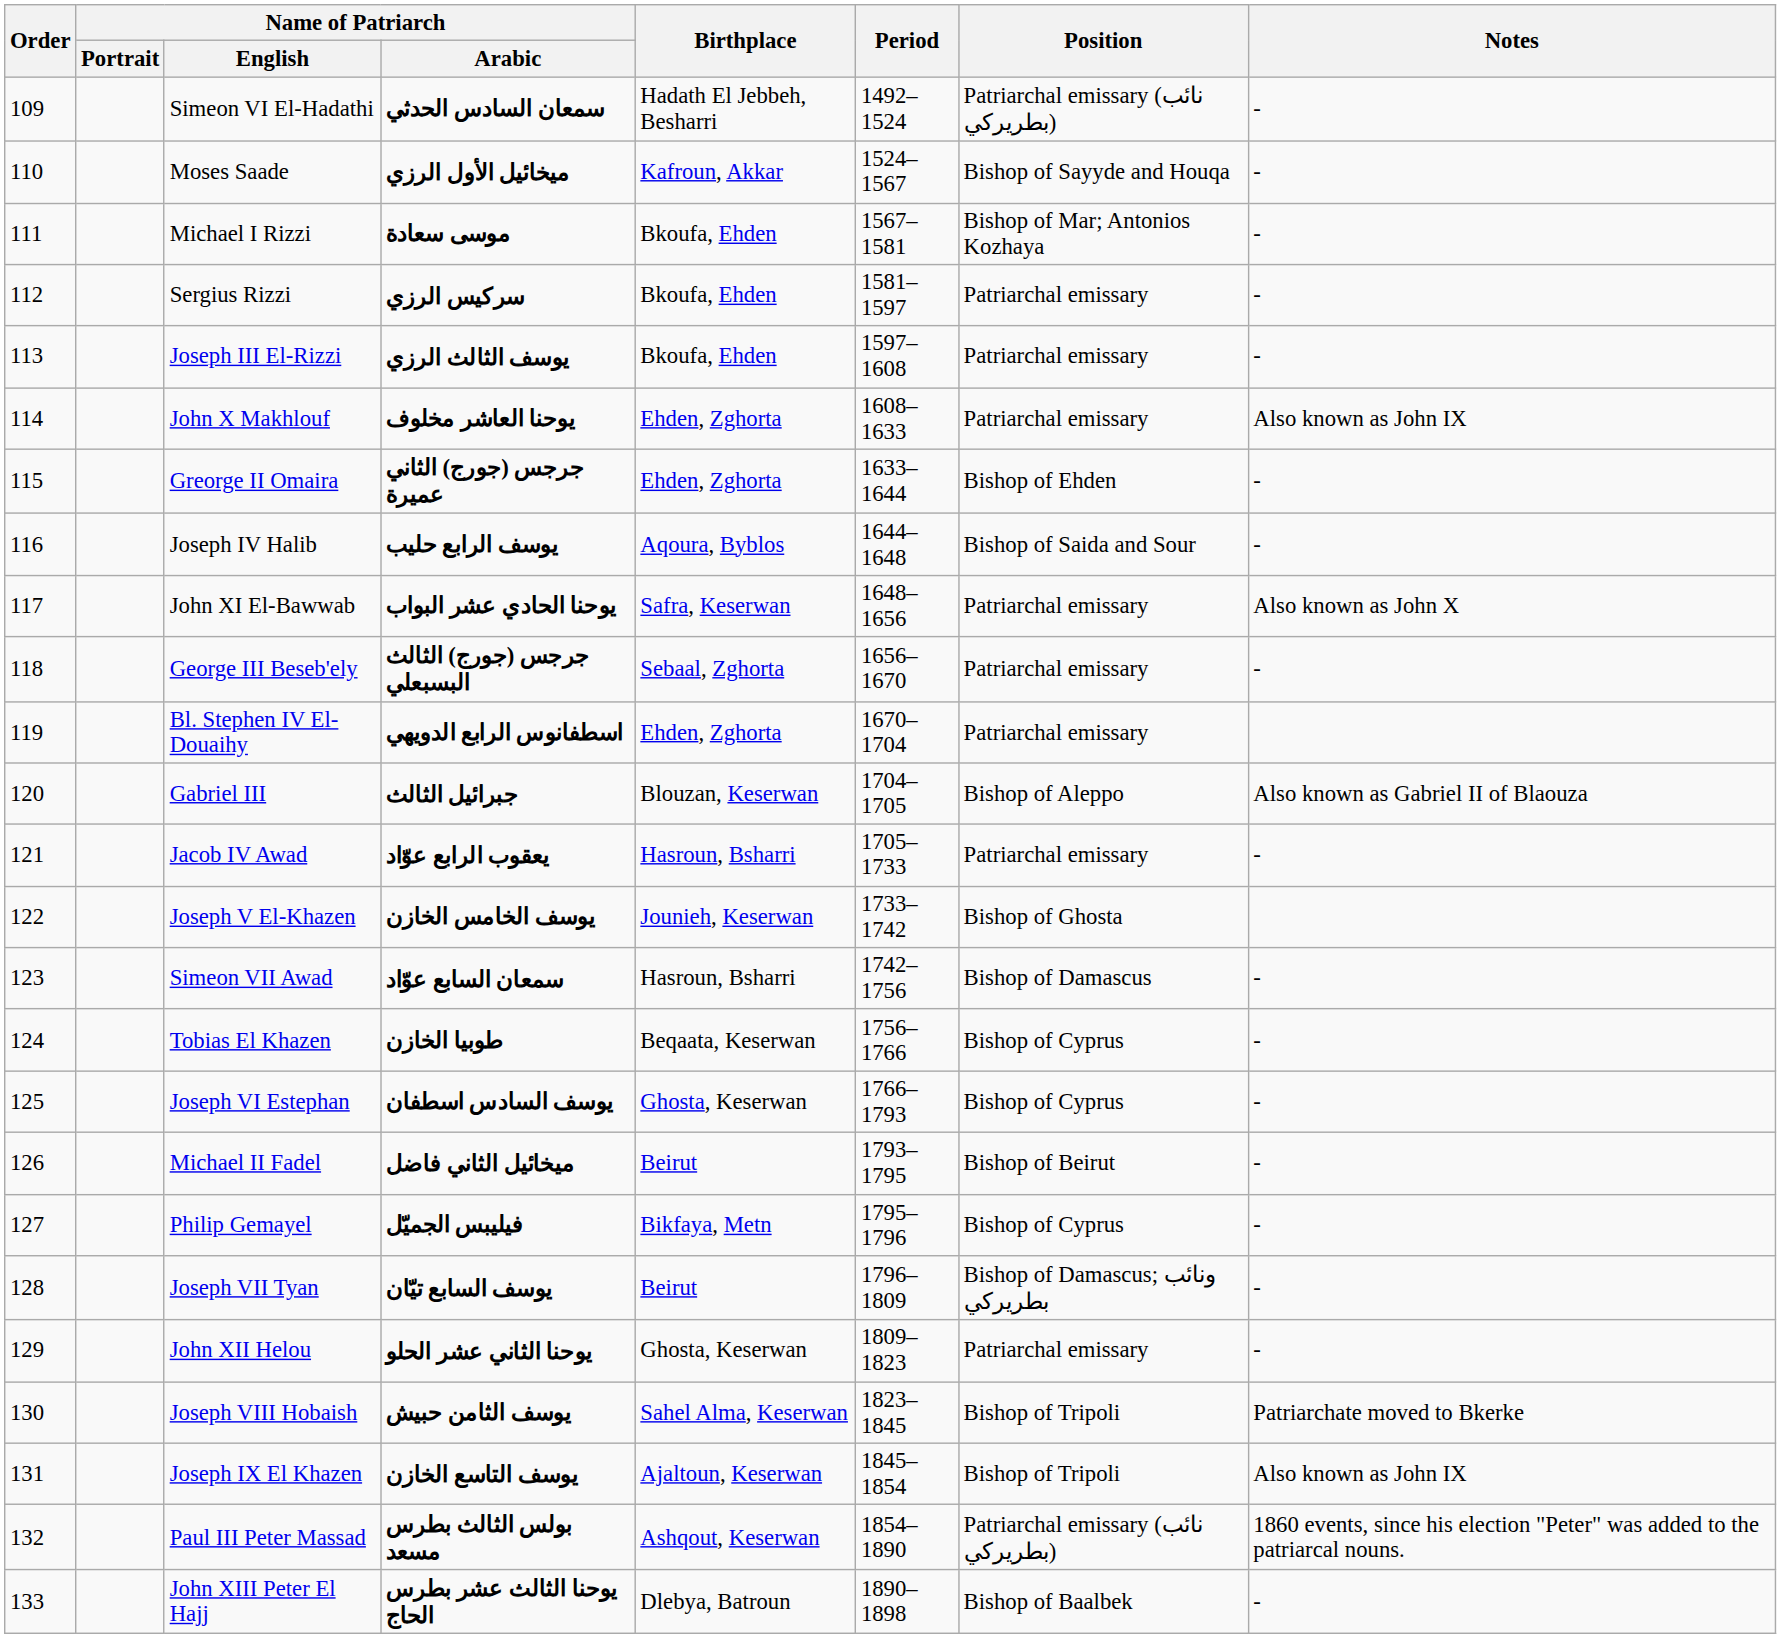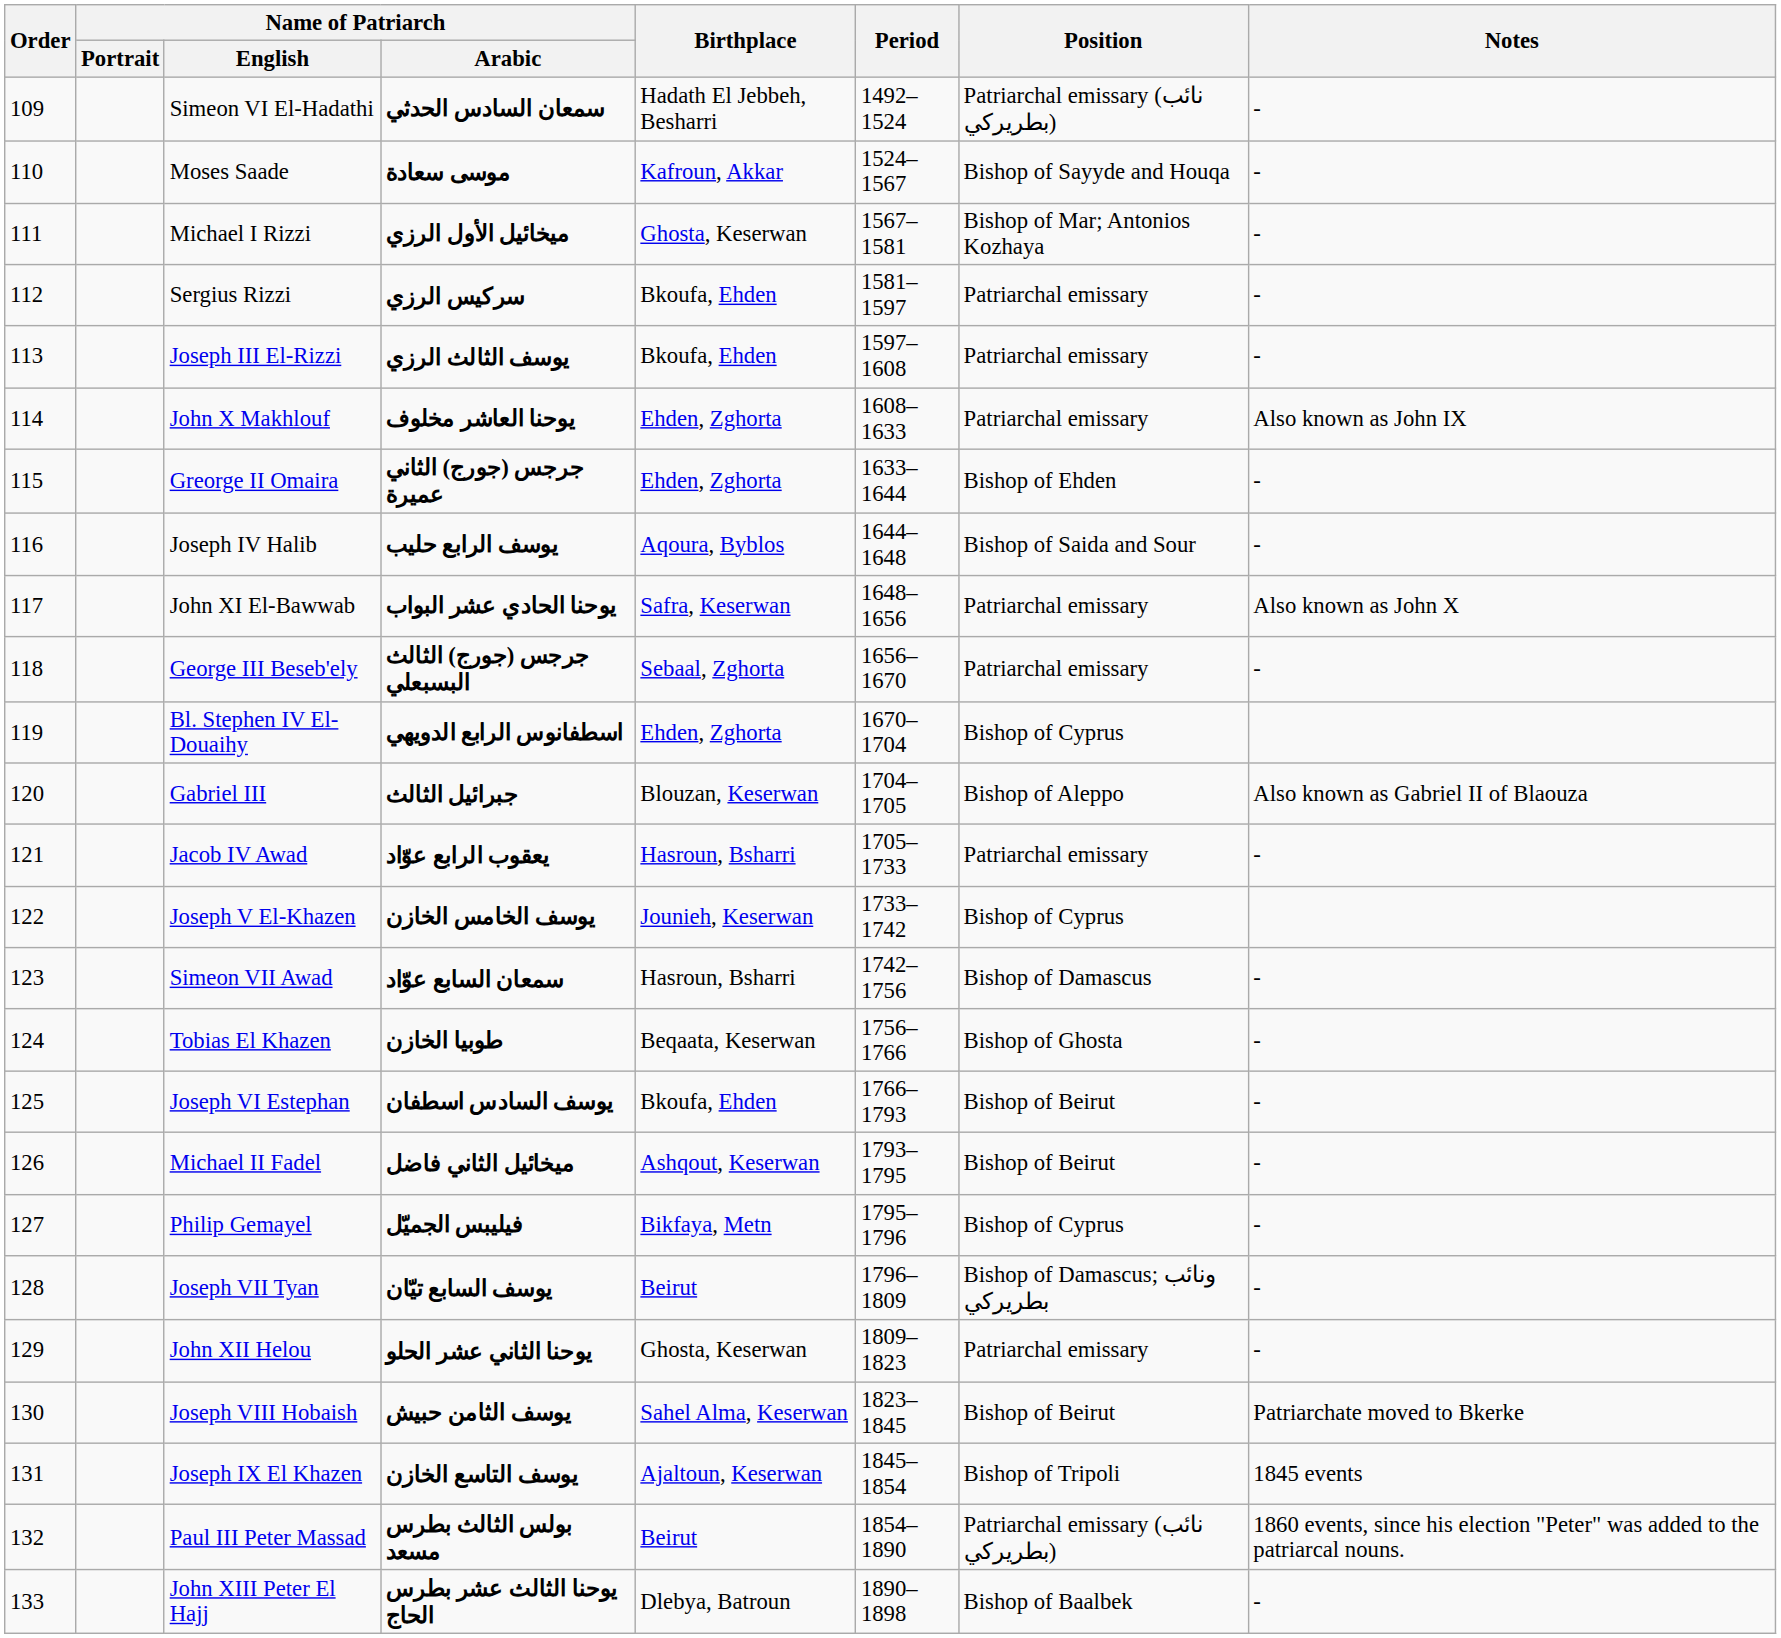(478, 172) ميخائيل الأول الرزي -> (448, 172) موسى سعادة
(448, 234) موسى سعادة -> (478, 234) ميخائيل الأول الرزي
(709, 233) Bkoufa, Ehden -> (724, 233) Ghosta, Keserwan
(1056, 731) Patriarchal emissary -> (1044, 731) Bishop of Cyprus
(1043, 916) Bishop of Ghosta -> (1044, 916) Bishop of Cyprus
(1044, 1039) Bishop of Cyprus -> (1043, 1039) Bishop of Ghosta
(724, 1101) Ghosta, Keserwan -> (709, 1101) Bkoufa, Ehden
(1044, 1101) Bishop of Cyprus -> (1039, 1101) Bishop of Beirut
(669, 1162) Beirut -> (730, 1162) Ashqout, Keserwan
(1042, 1412) Bishop of Tripoli -> (1039, 1412) Bishop of Beirut
(1360, 1473) Also known as John IX -> (1308, 1473) 1845 events
(730, 1536) Ashqout, Keserwan -> (669, 1536) Beirut
